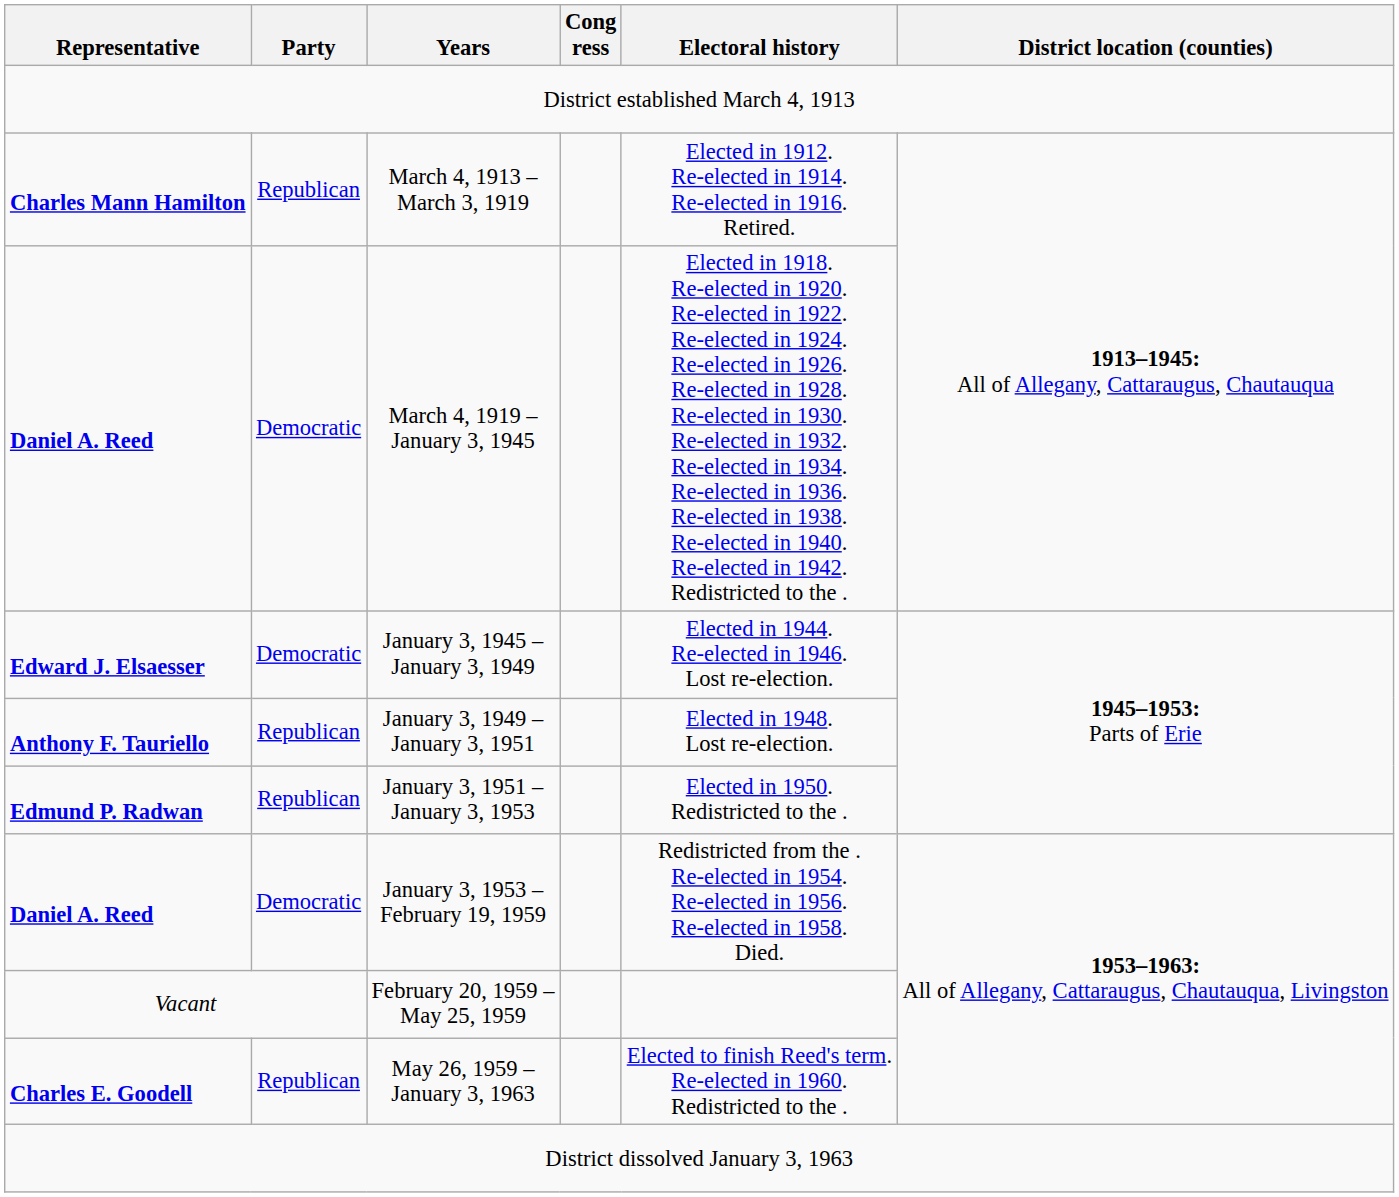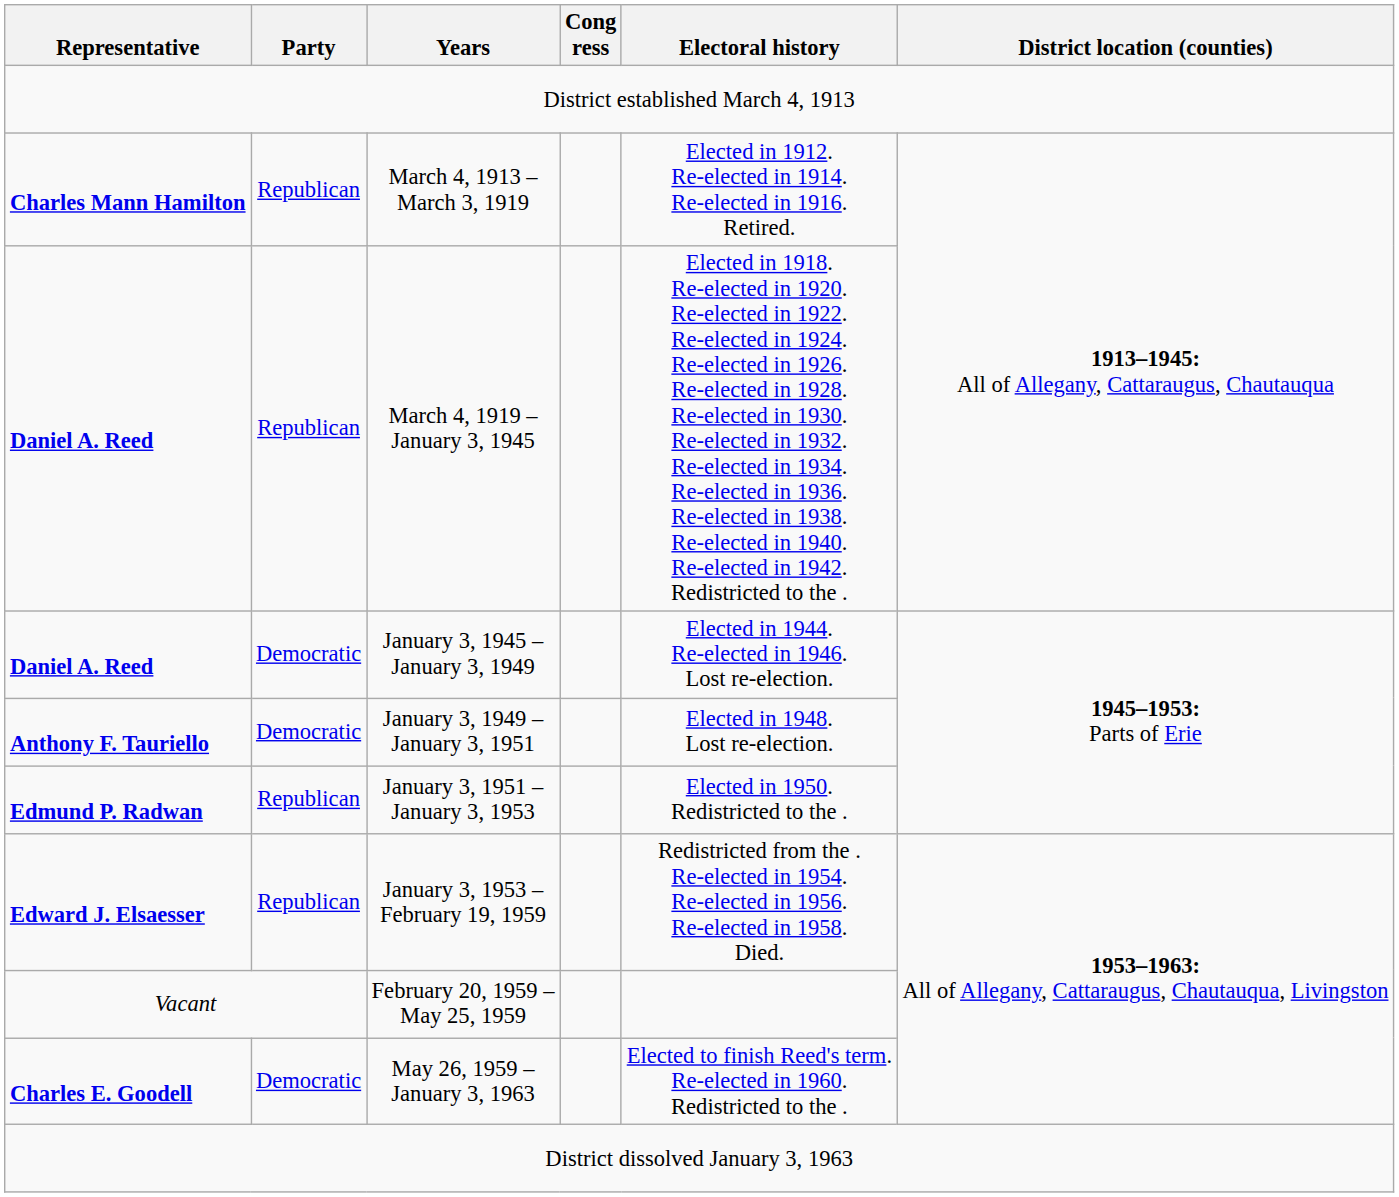(309, 428) Democratic -> (309, 428) Republican
(107, 666) Edward J. Elsaesser -> (82, 666) Daniel A. Reed
(309, 731) Republican -> (309, 731) Democratic
(82, 914) Daniel A. Reed -> (107, 914) Edward J. Elsaesser
(309, 901) Democratic -> (309, 901) Republican
(309, 1081) Republican -> (309, 1081) Democratic
